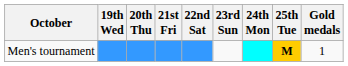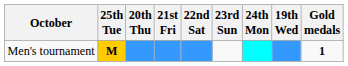columns swapped: (112, 22) <-> (287, 22)
(322, 51) normal -> (322, 51) bold
